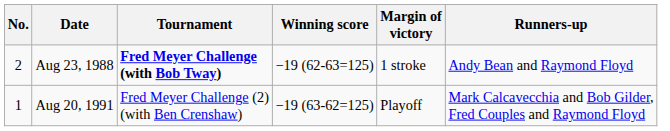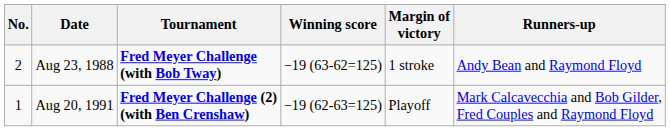(325, 65) −19 (62-63=125) -> (333, 65) −19 (63-62=125)
(195, 105) normal -> (199, 105) bold
(325, 105) −19 (63-62=125) -> (333, 105) −19 (62-63=125)
